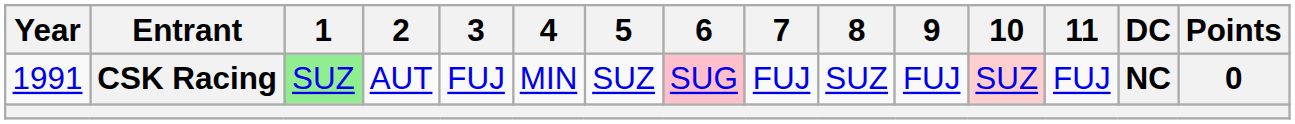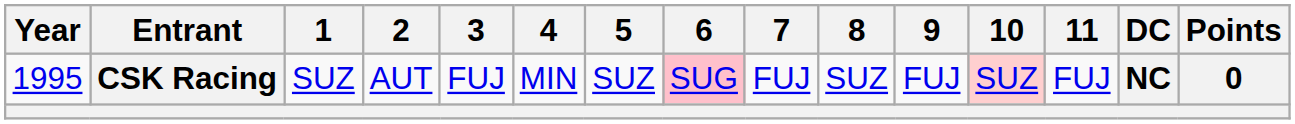(48, 79) 1991 -> (48, 79) 1995
(323, 79) lightgreen background -> (323, 79) no background
